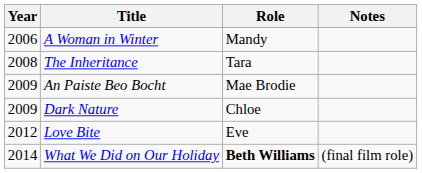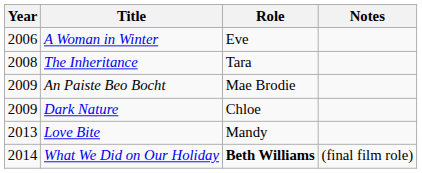(247, 39) Mandy -> (237, 39) Eve
(23, 132) 2012 -> (23, 132) 2013
(237, 132) Eve -> (247, 132) Mandy
